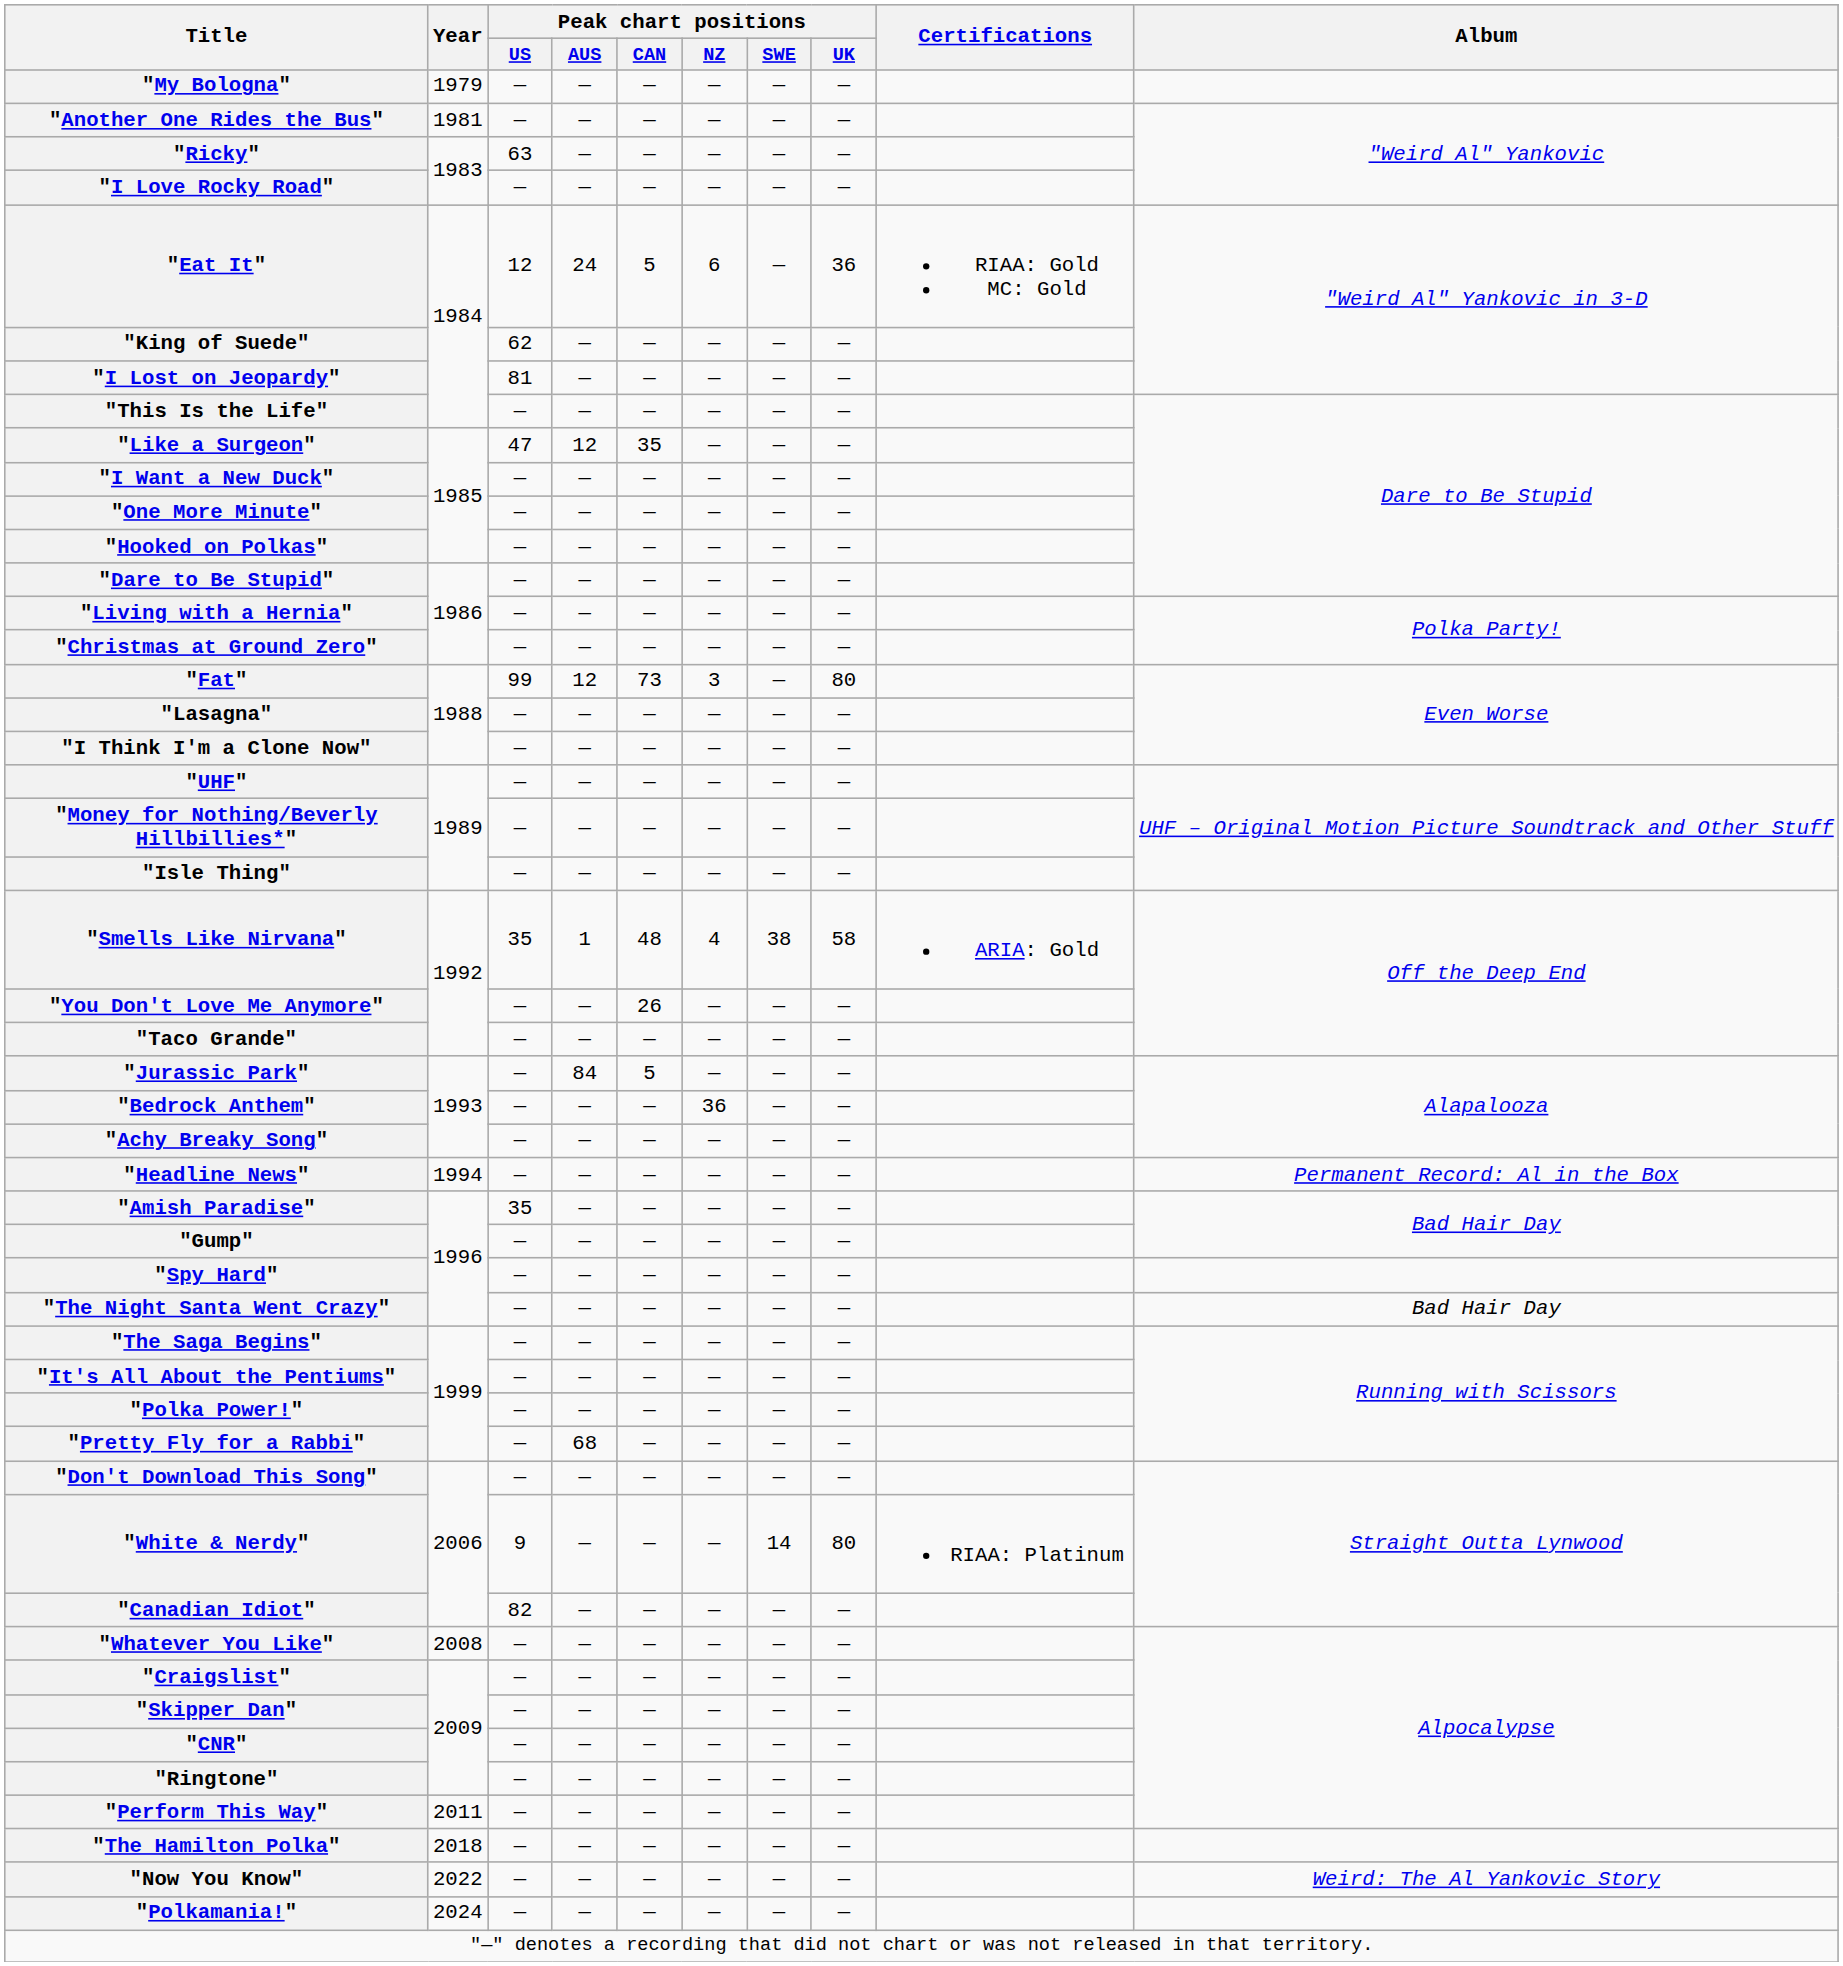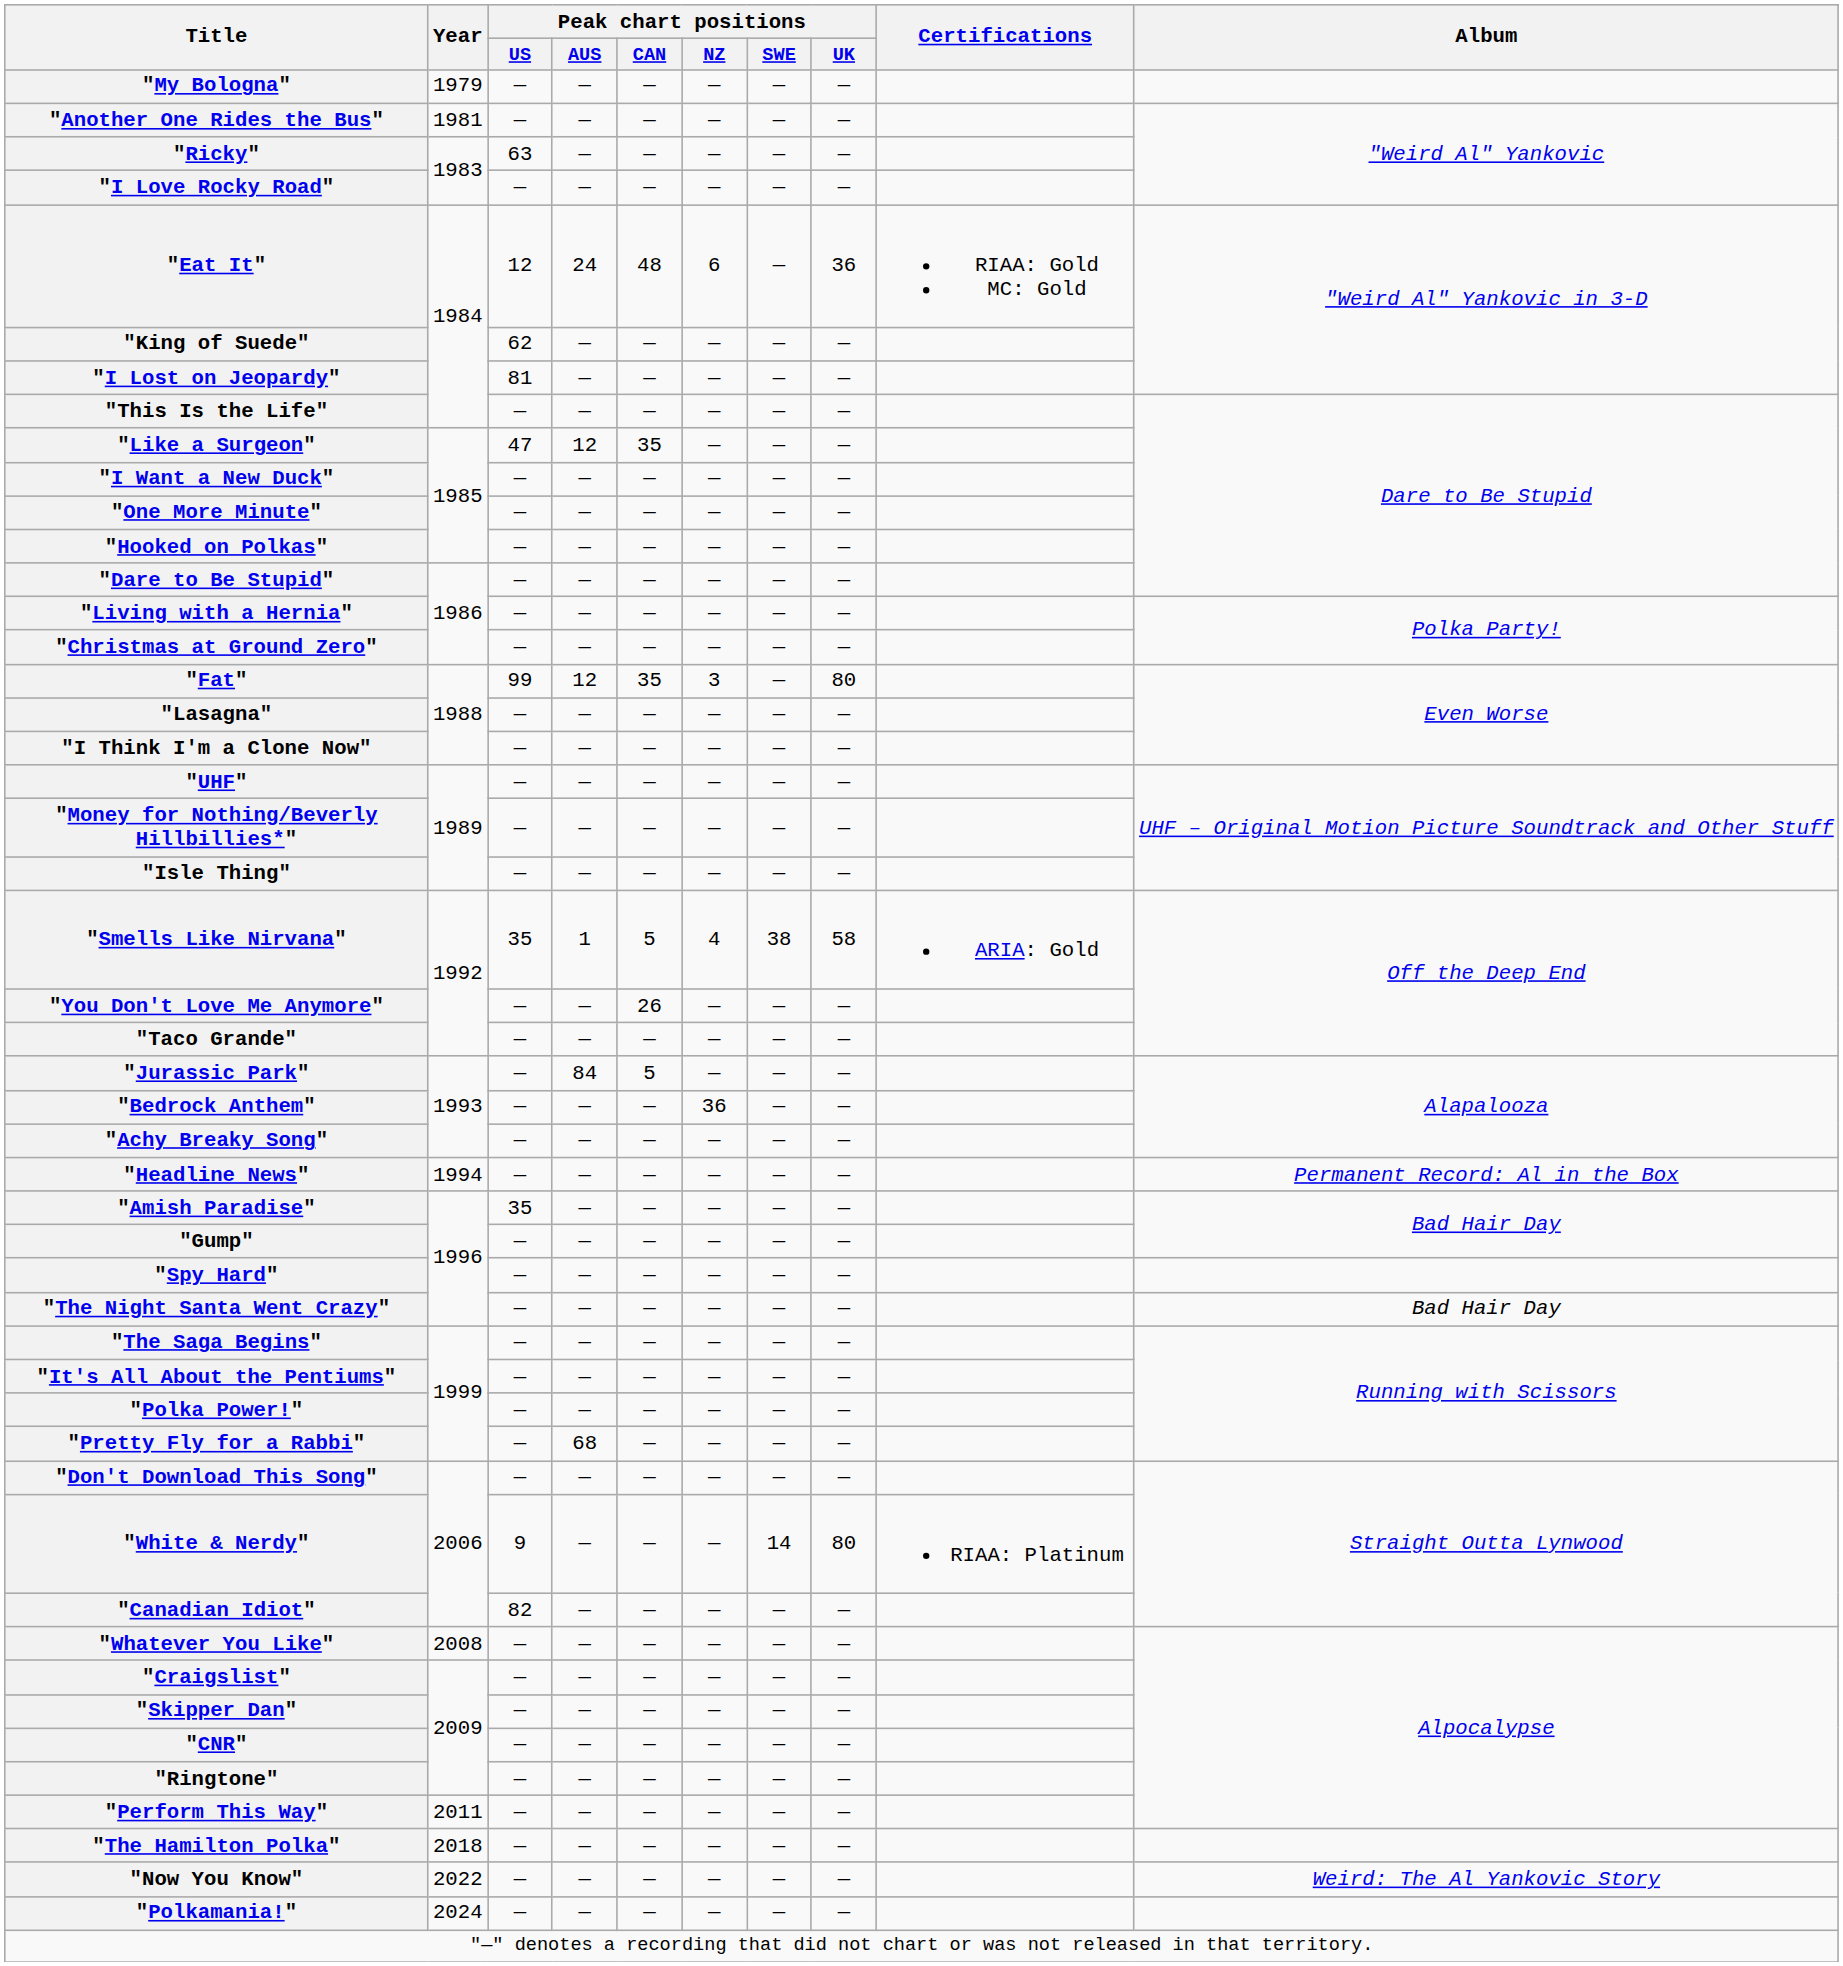(649, 266) 5 -> (649, 266) 48
(649, 681) 73 -> (649, 681) 35
(649, 940) 48 -> (649, 940) 5
